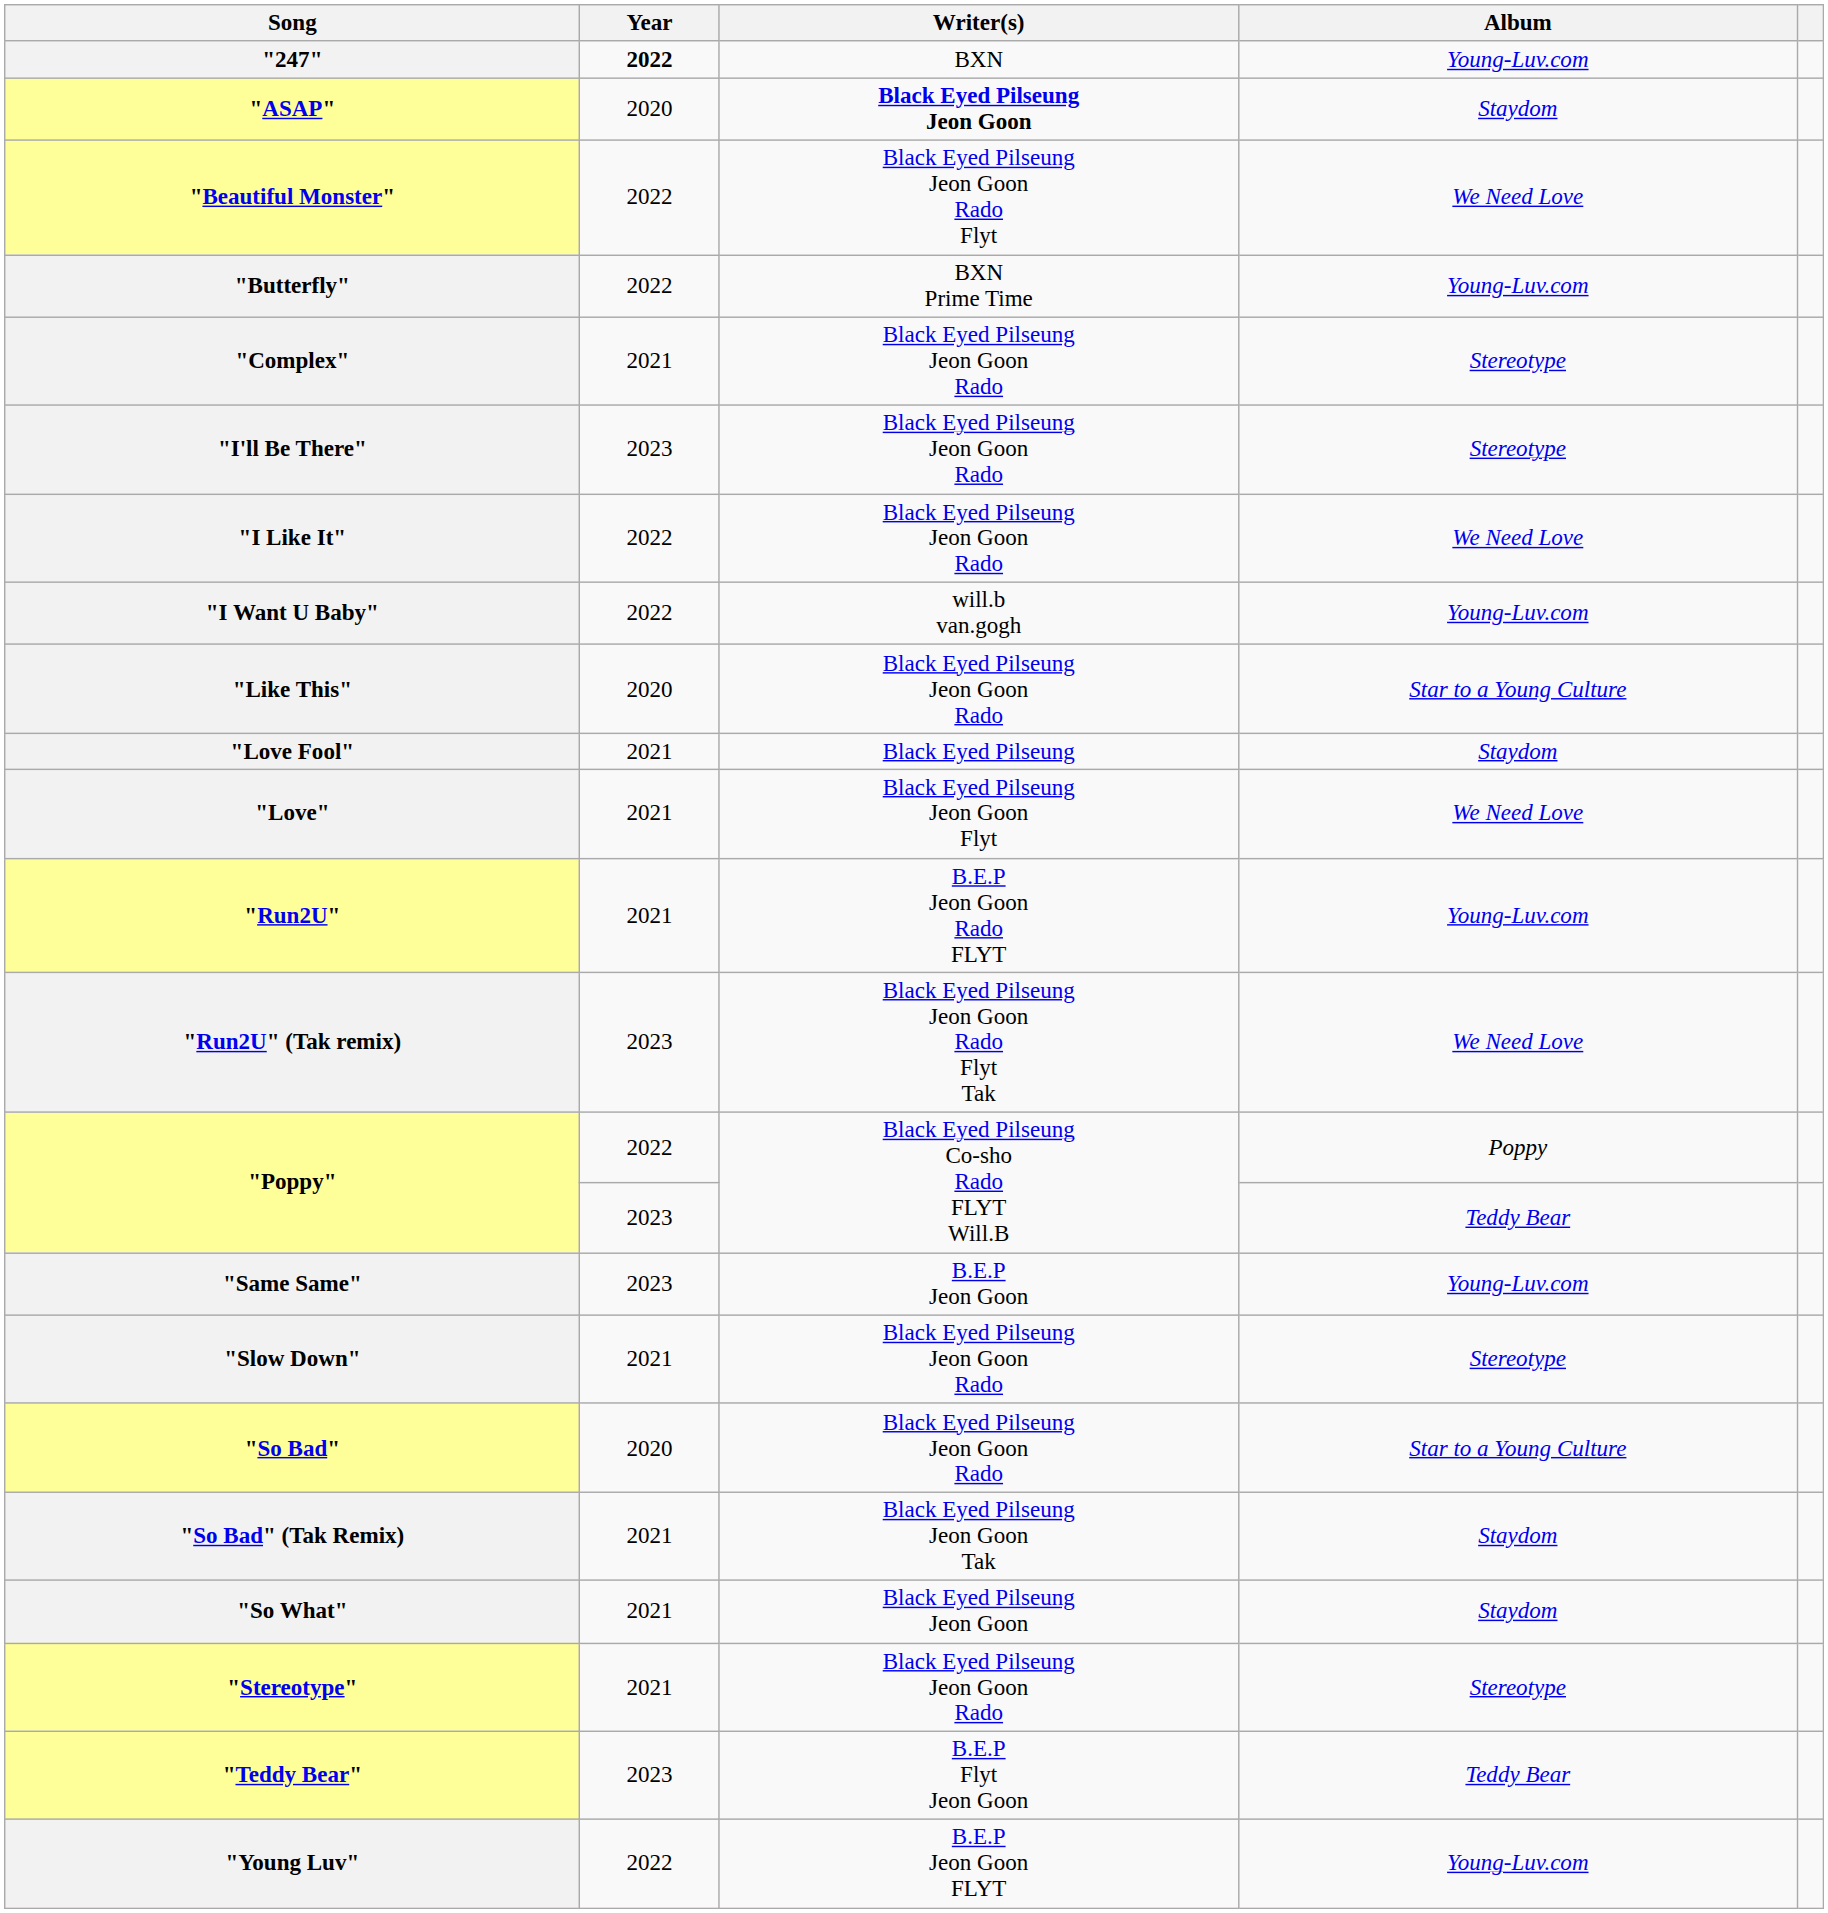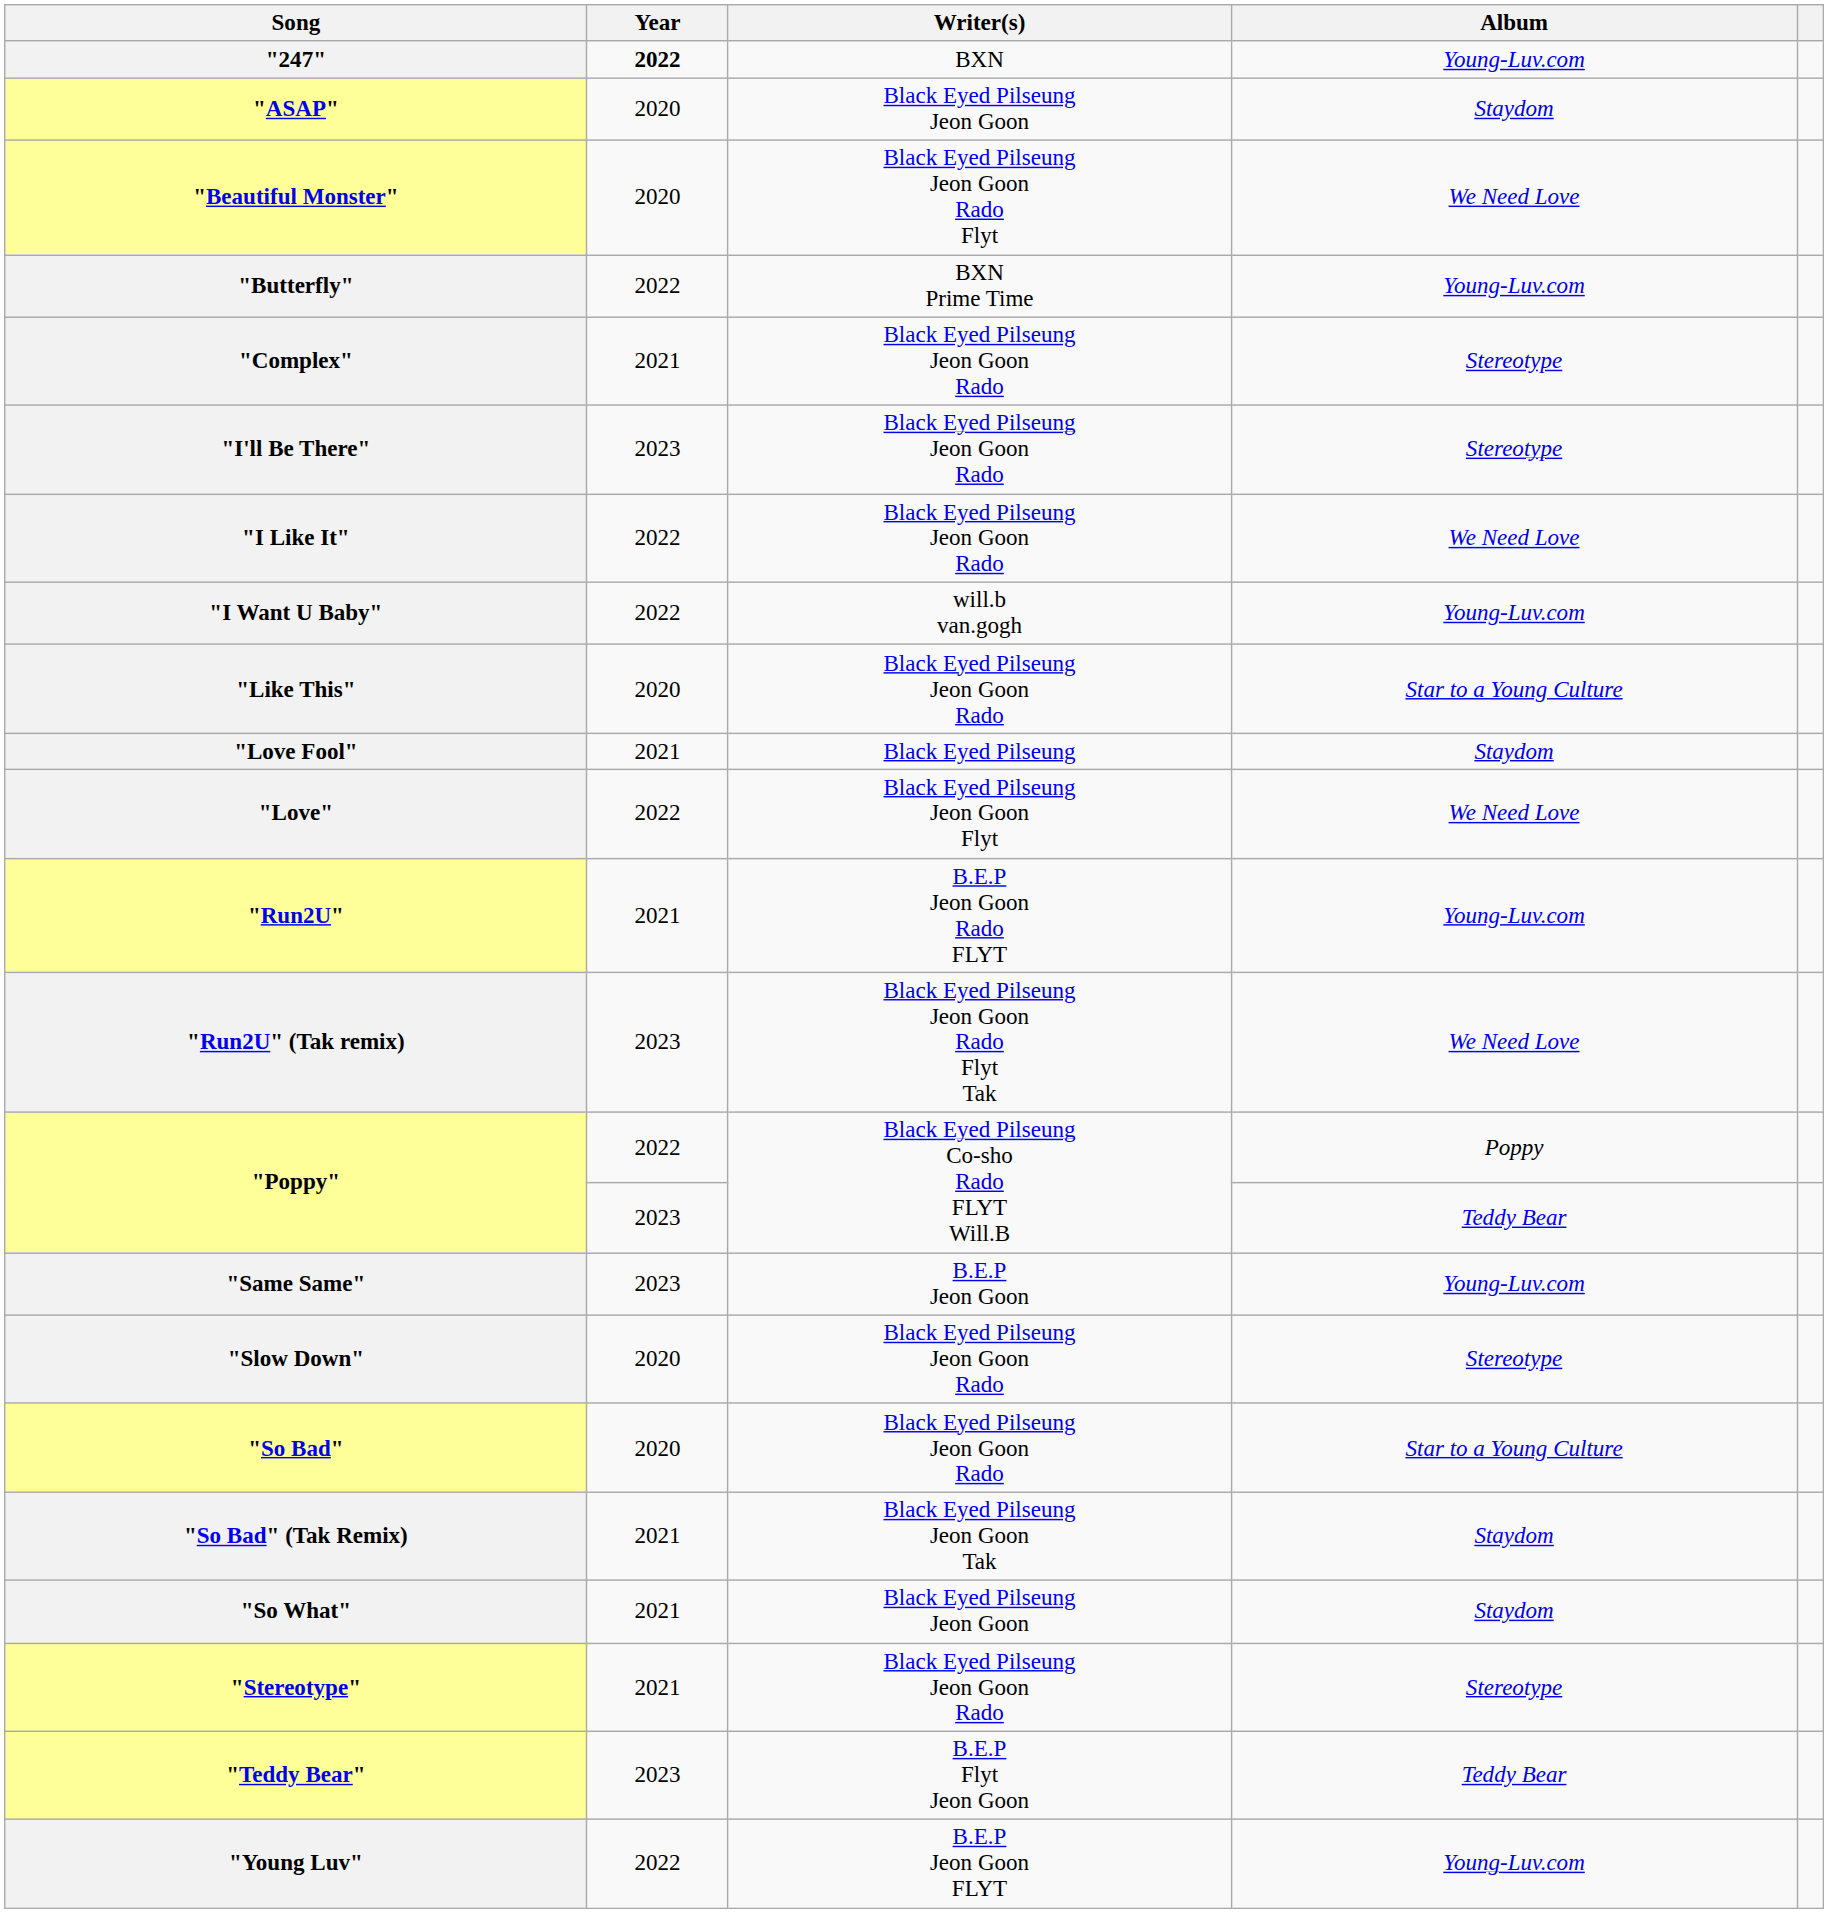(979, 108) bold -> (979, 108) normal
(650, 197) 2022 -> (657, 197) 2020
(650, 813) 2021 -> (657, 813) 2022
(650, 1359) 2021 -> (657, 1359) 2020
